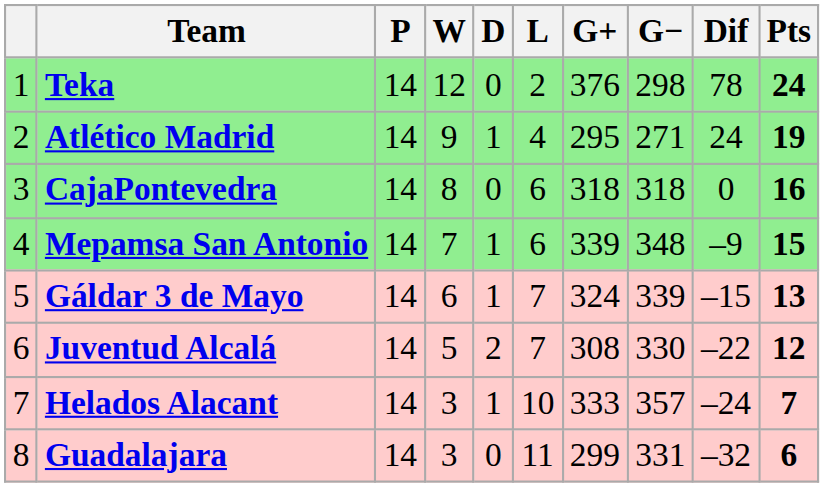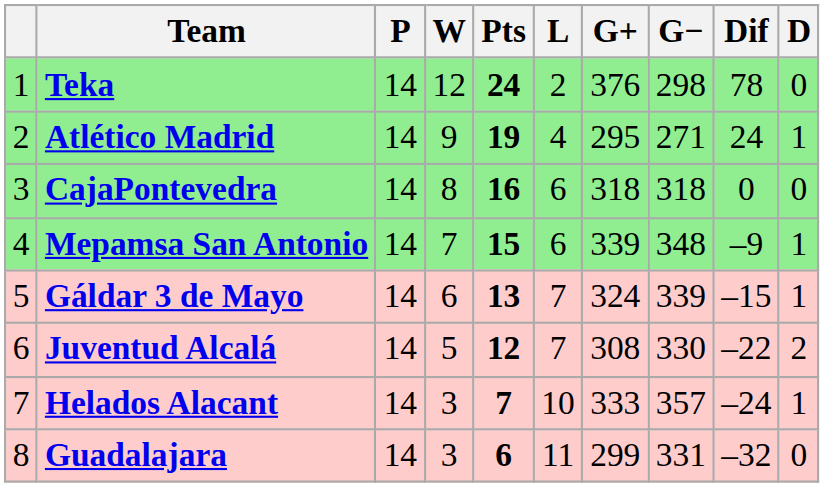columns swapped: (493, 31) <-> (789, 31)
